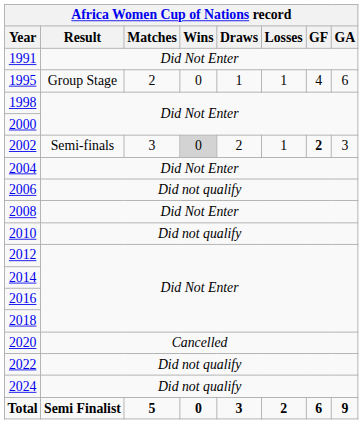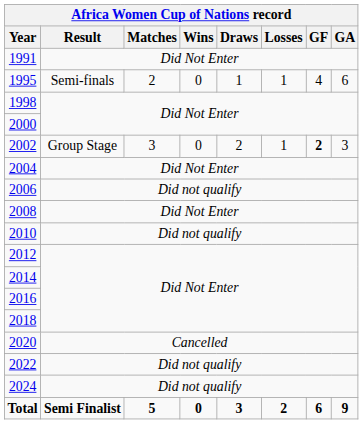(82, 80) Group Stage -> (82, 80) Semi-finals
(82, 146) Semi-finals -> (82, 146) Group Stage
(198, 146) lightgrey background -> (198, 146) no background
